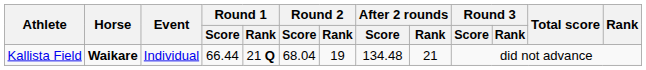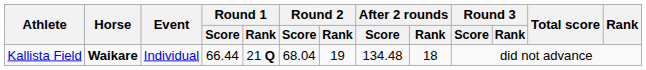(430, 55) 21 -> (430, 55) 18
